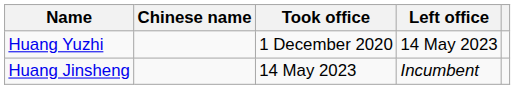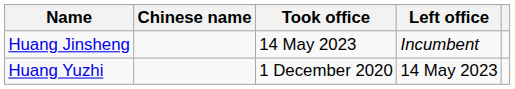rows swapped: (56, 44) <-> (69, 71)
